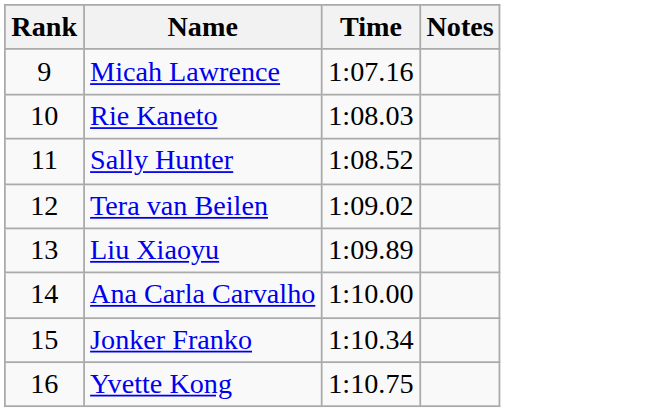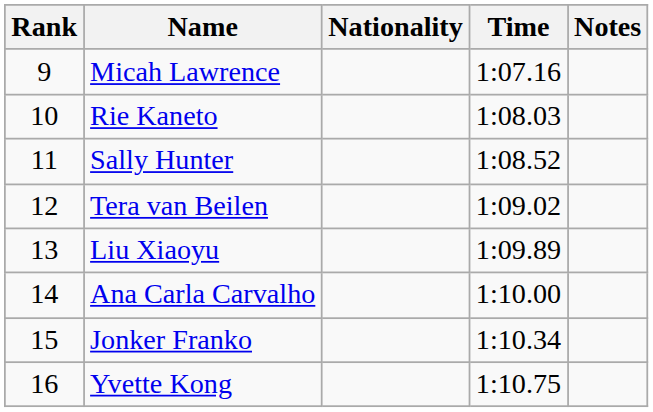+ column: (396, 26)
